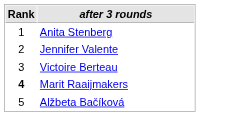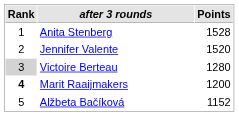+ column: (214, 14)
(21, 67) no background -> (21, 67) lightgrey background
